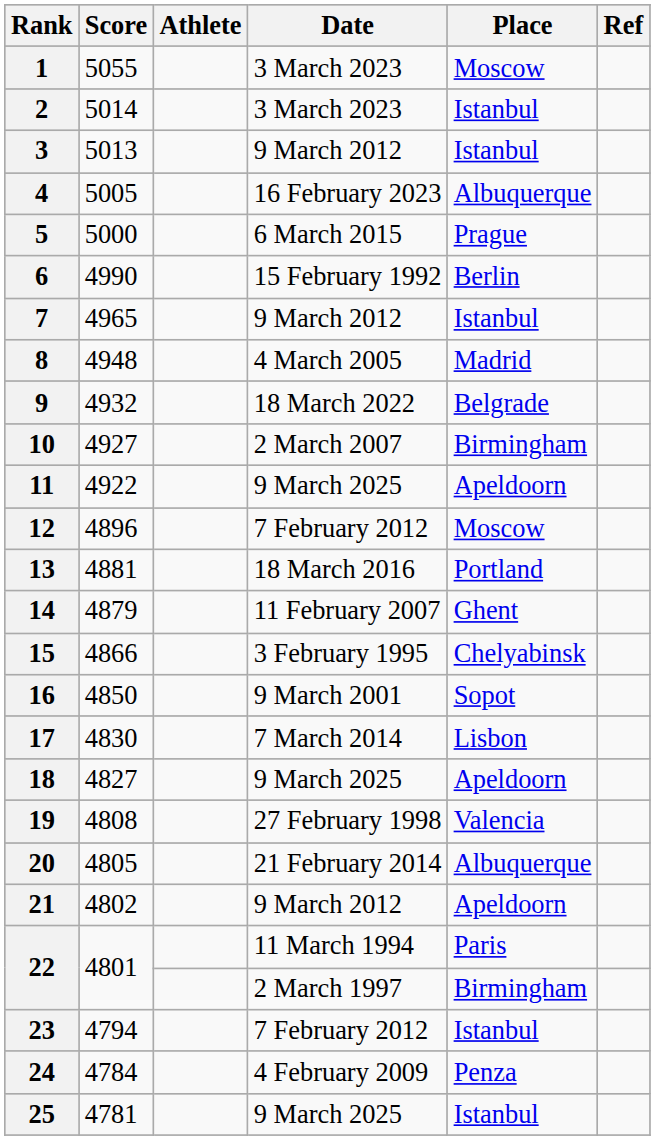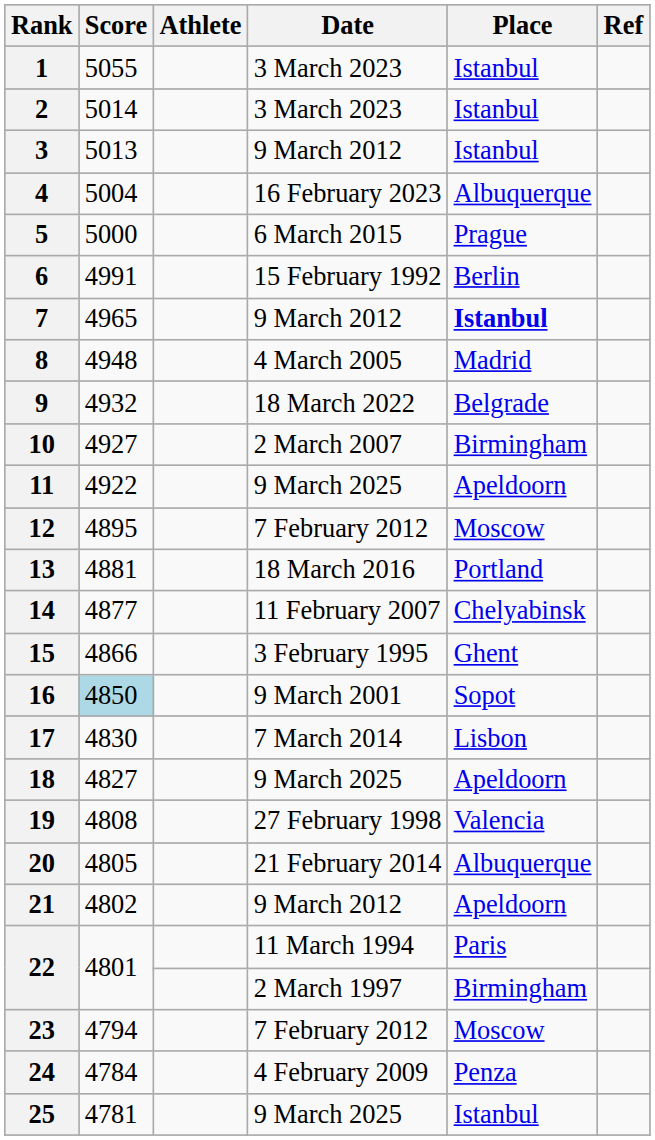(499, 67) Moscow -> (496, 67) Istanbul
(111, 192) 5005 -> (111, 192) 5004
(111, 276) 4990 -> (111, 276) 4991
(496, 318) normal -> (501, 318) bold
(111, 527) 4896 -> (111, 527) 4895
(111, 611) 4879 -> (111, 611) 4877
(486, 611) Ghent -> (520, 611) Chelyabinsk
(520, 653) Chelyabinsk -> (486, 653) Ghent
(111, 695) no background -> (111, 695) lightblue background
(496, 1030) Istanbul -> (499, 1030) Moscow
